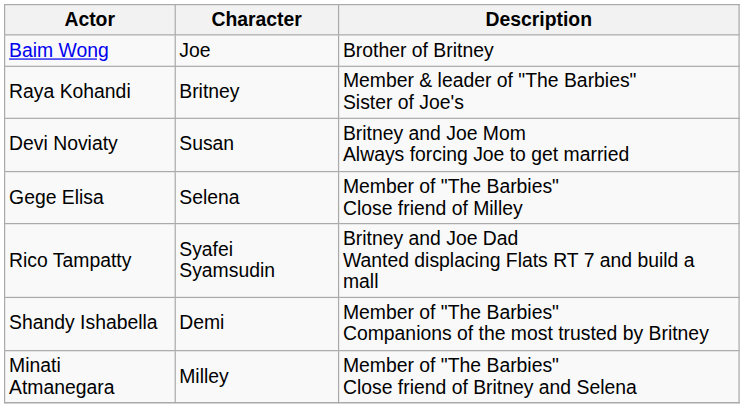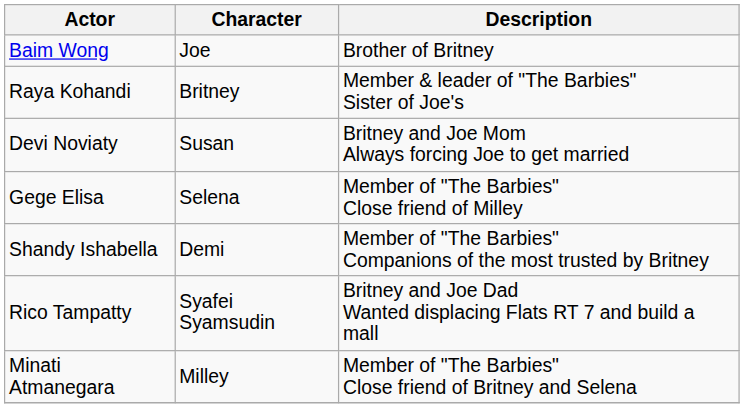rows swapped: (83, 323) <-> (70, 260)
